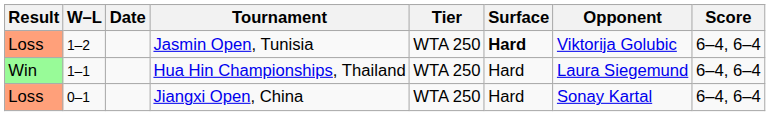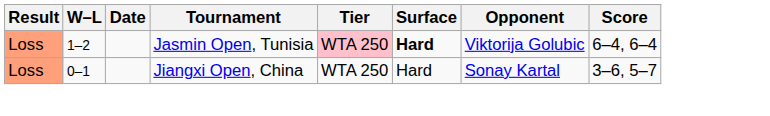(447, 44) no background -> (355, 44) pink background
- row: (280, 70)
(728, 96) 6–4, 6–4 -> (625, 70) 3–6, 5–7
